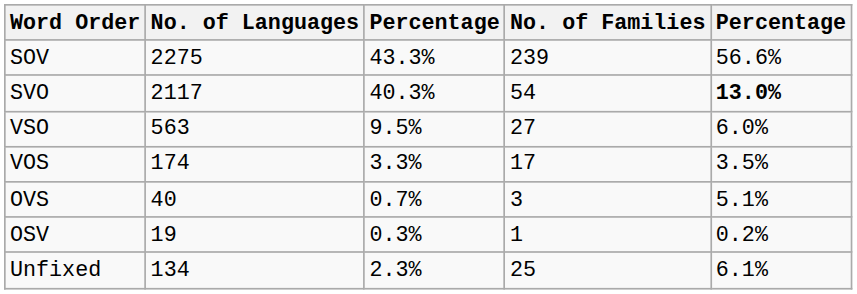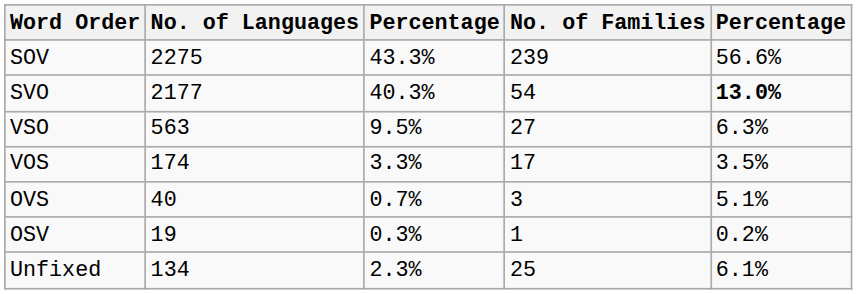(177, 93) 2117 -> (177, 93) 2177
(742, 129) 6.0% -> (742, 129) 6.3%
